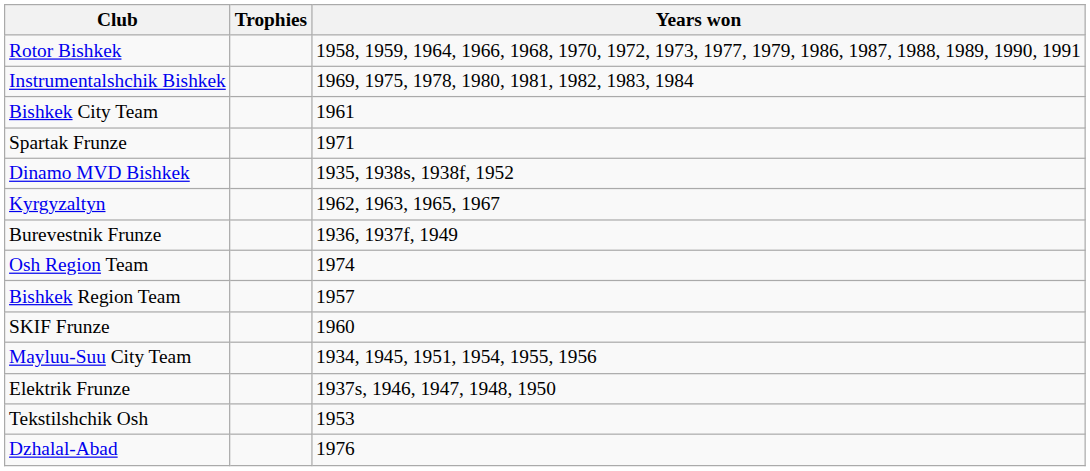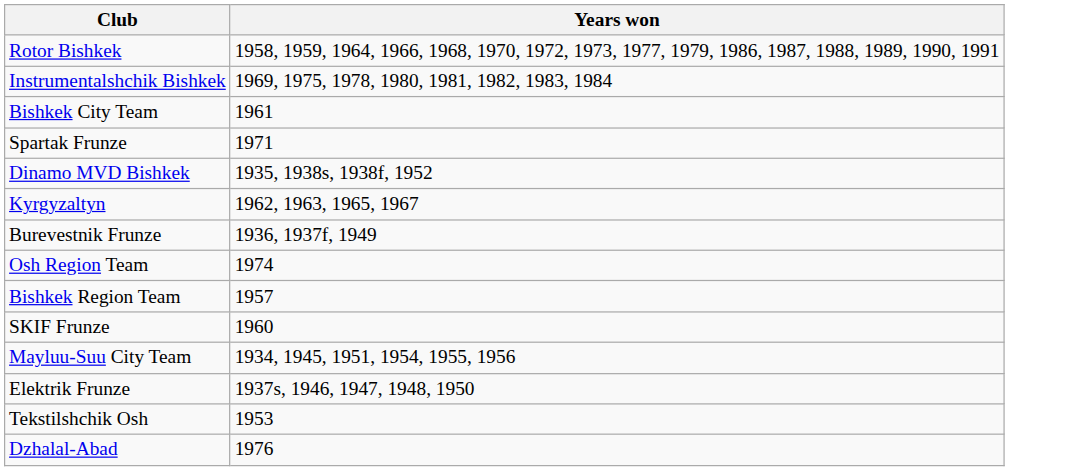- column: (271, 19)
